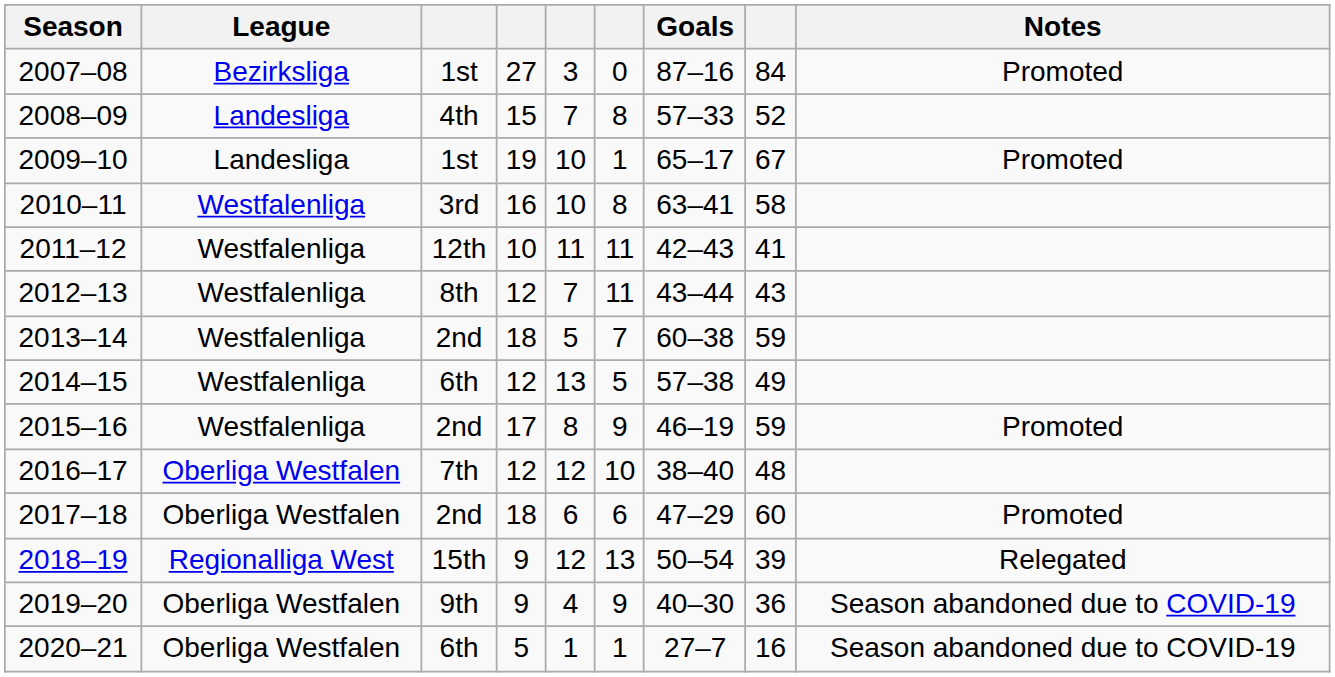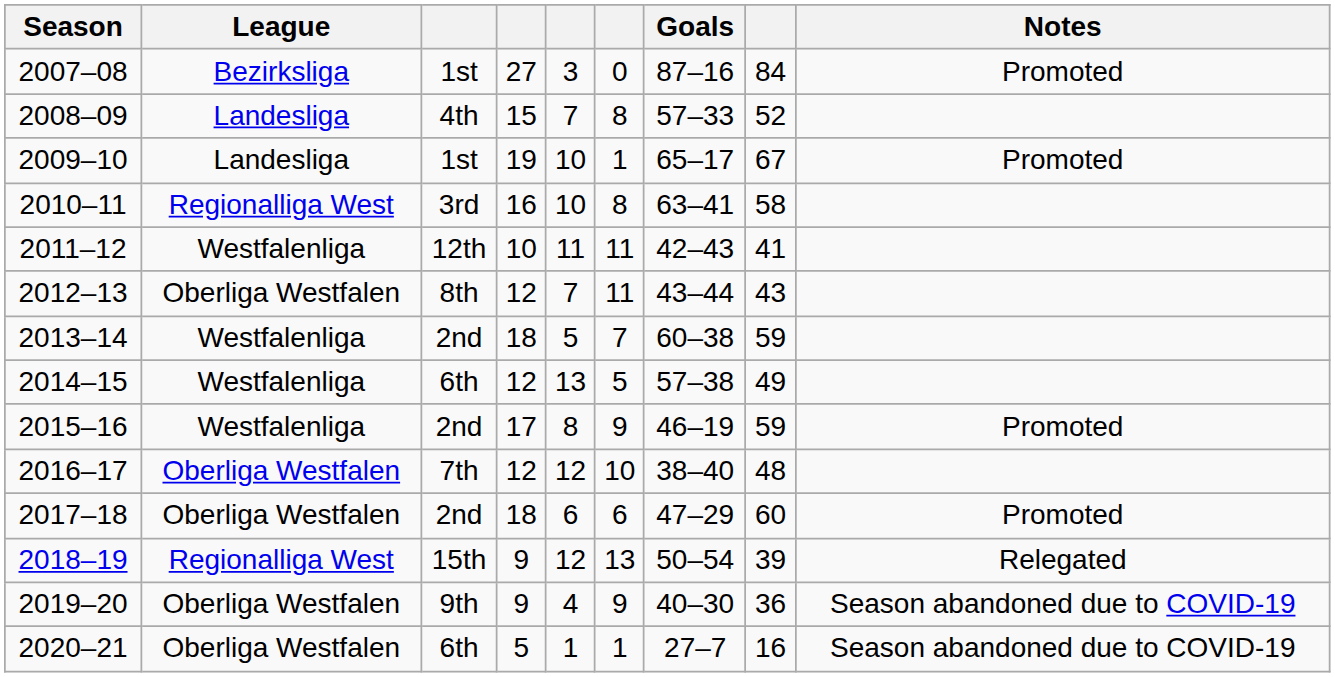(281, 204) Westfalenliga -> (281, 204) Regionalliga West
(281, 293) Westfalenliga -> (281, 293) Oberliga Westfalen
